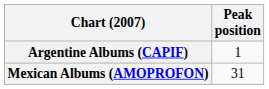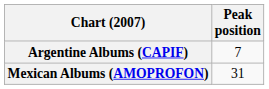(238, 52) 1 -> (238, 52) 7
